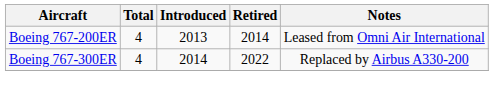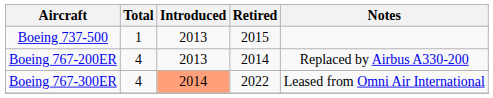+ row: (63, 37)
(384, 37) Leased from Omni Air International -> (384, 59) Replaced by Airbus A330-200
(193, 59) no background -> (193, 81) lightsalmon background
(384, 59) Replaced by Airbus A330-200 -> (384, 81) Leased from Omni Air International
